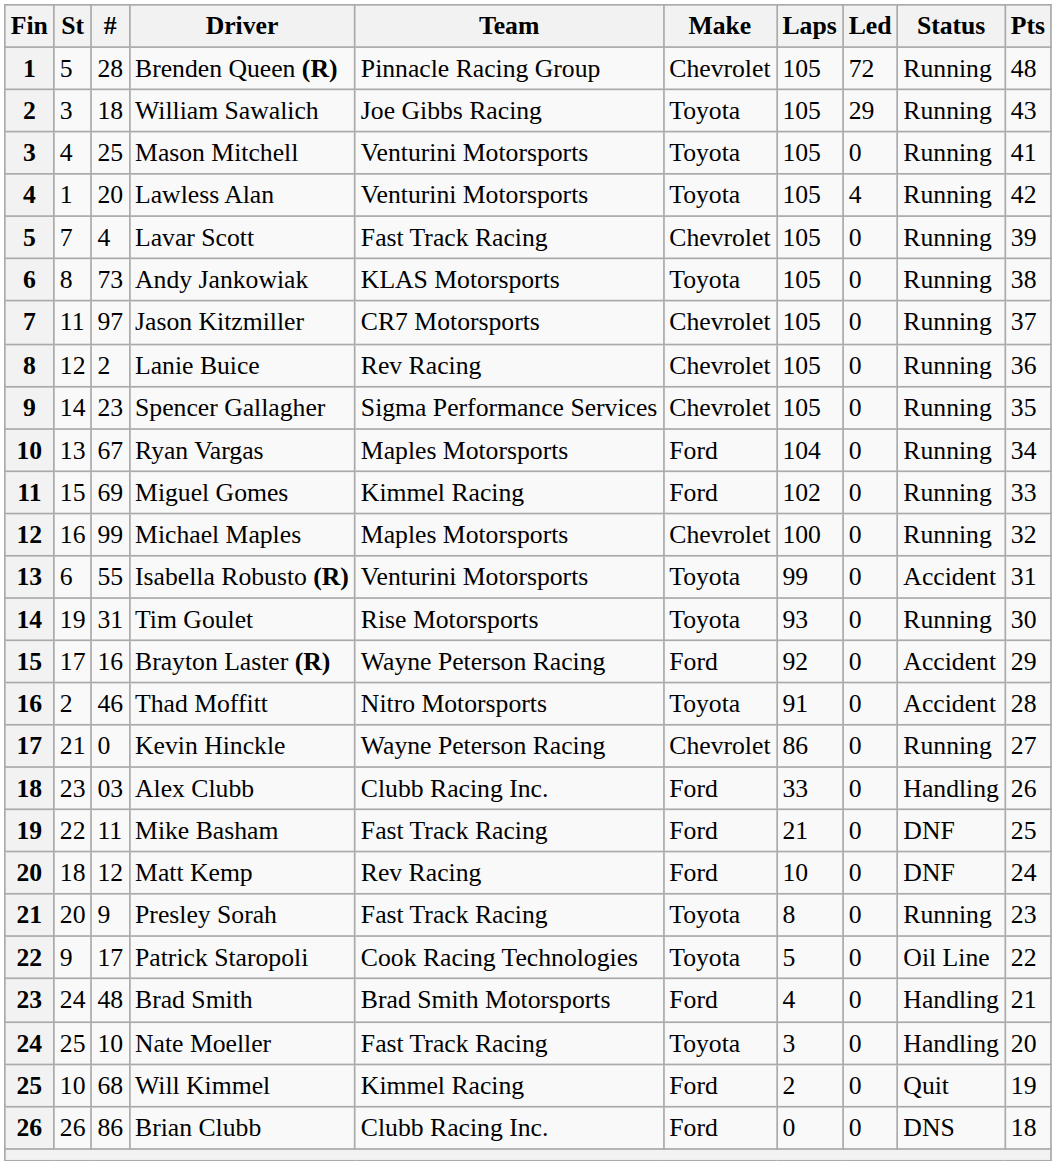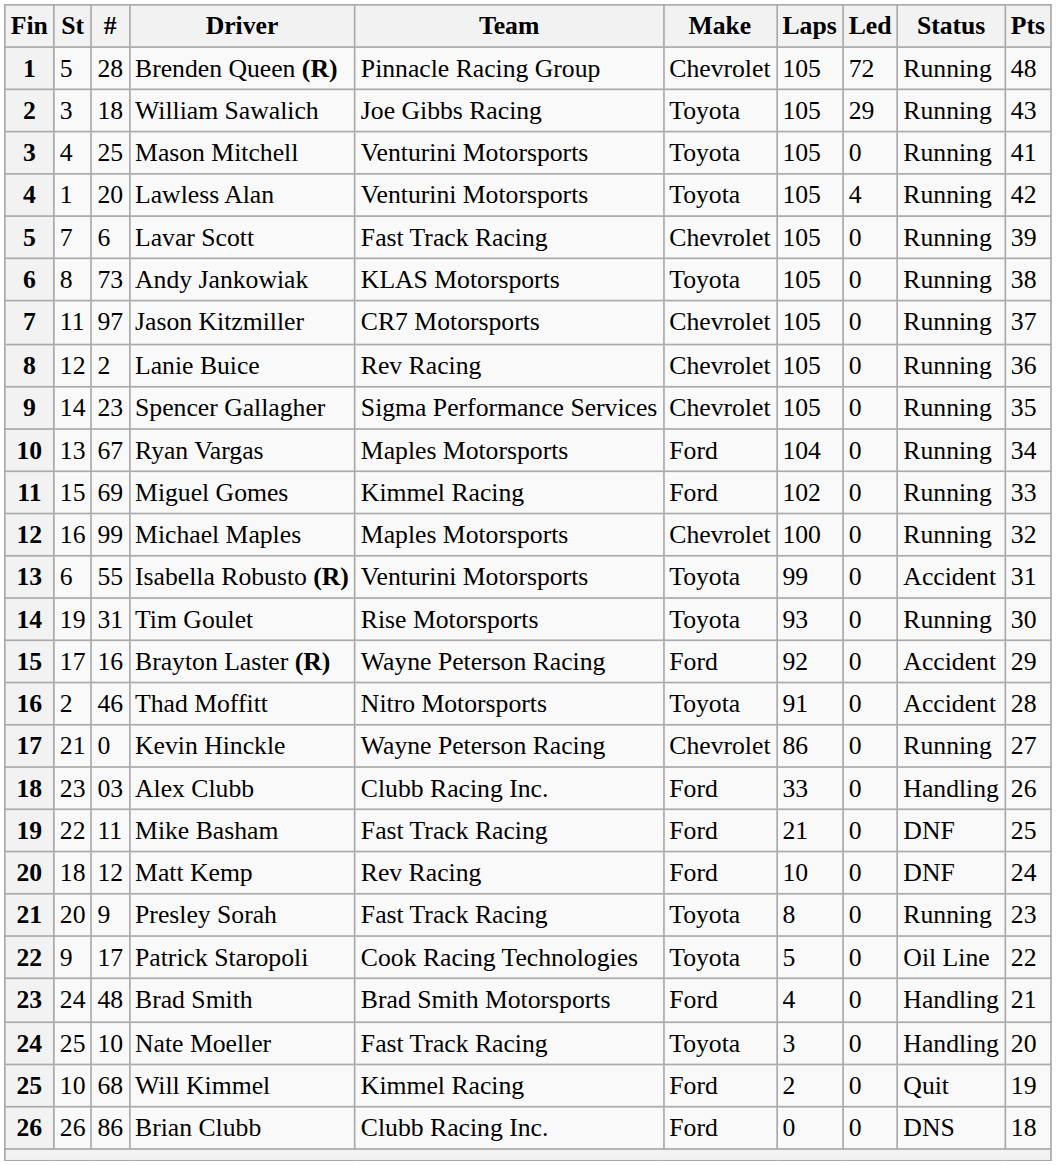(104, 237) 4 -> (104, 237) 6
